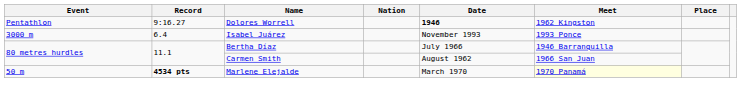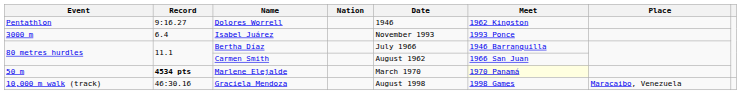(431, 23) bold -> (385, 23) normal
+ row: (251, 84)
